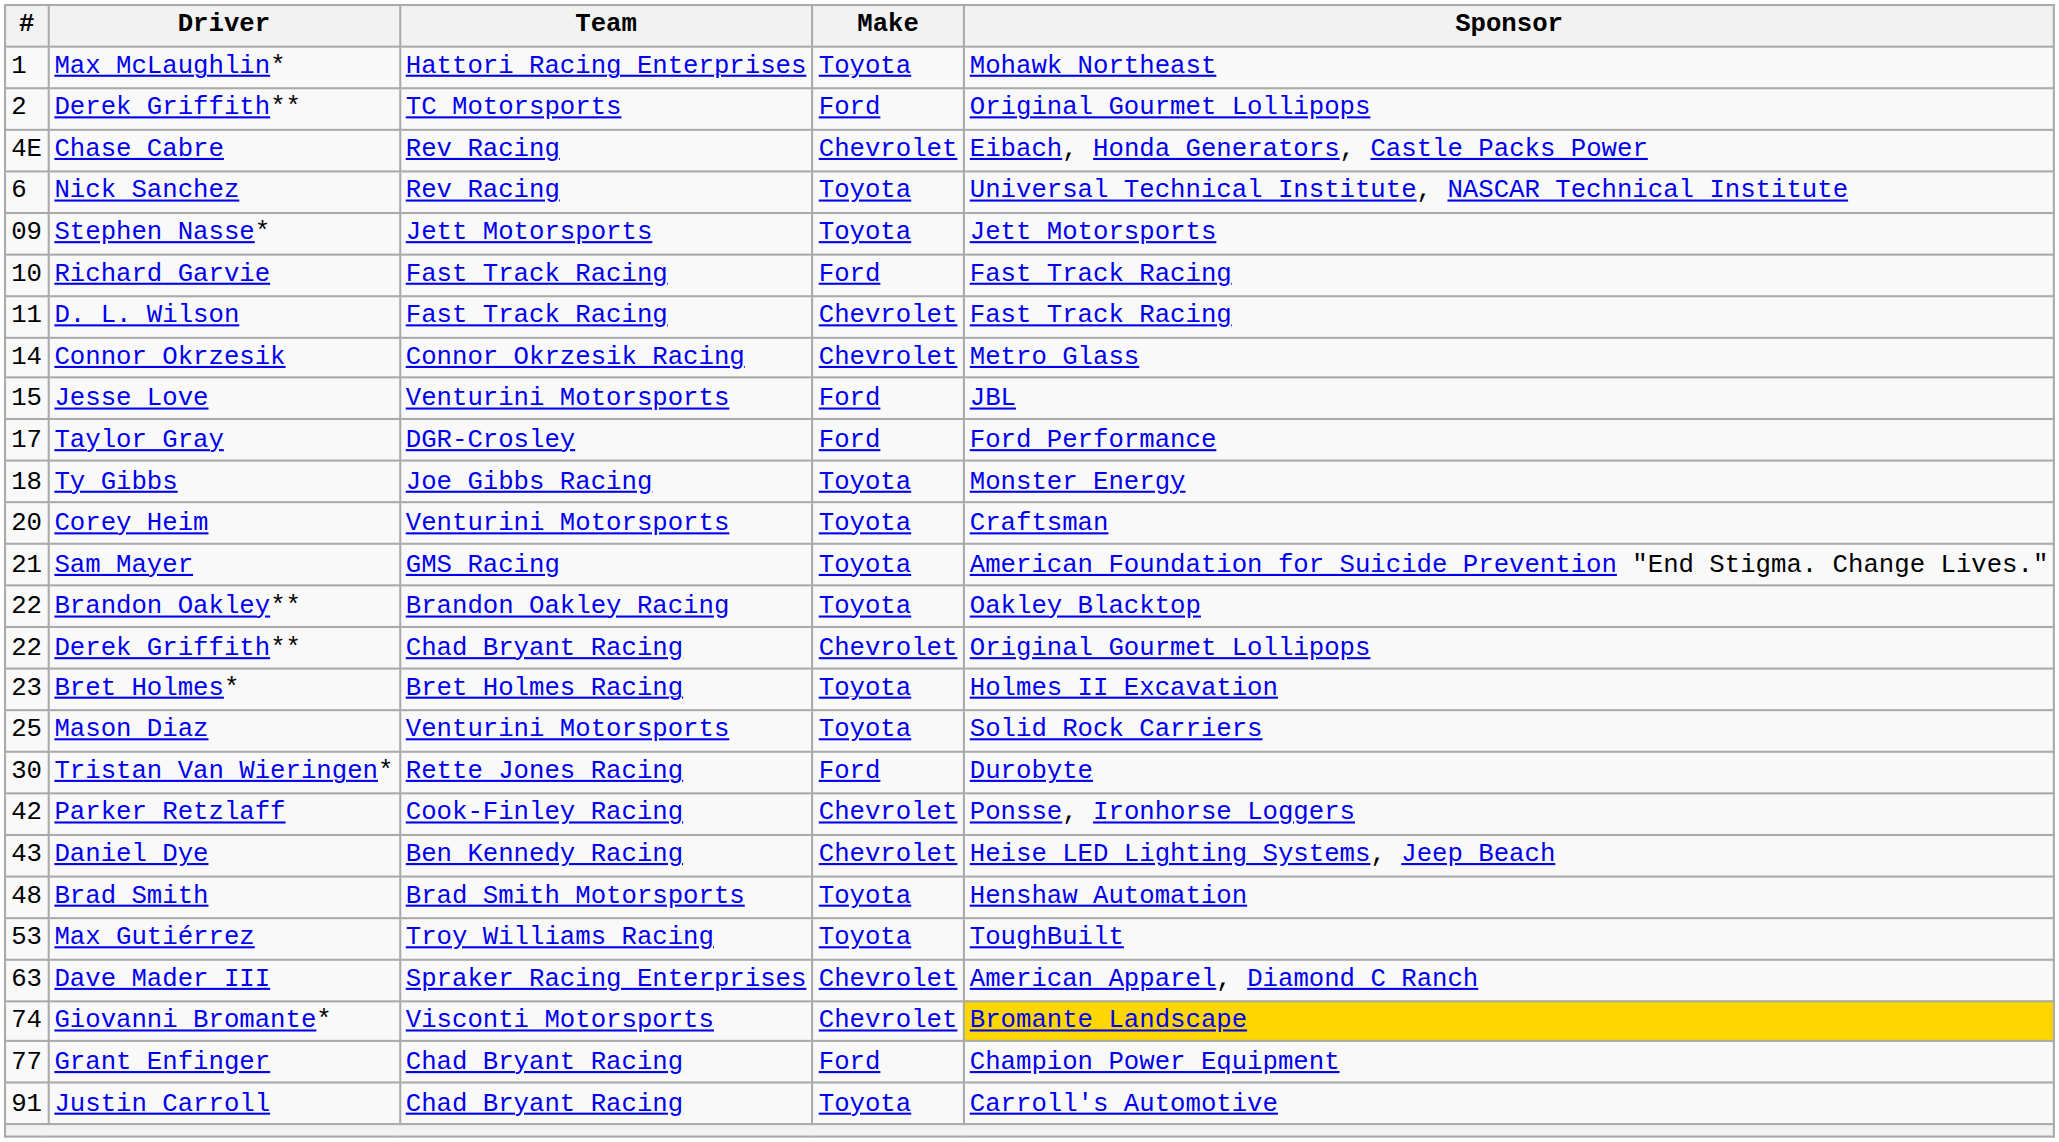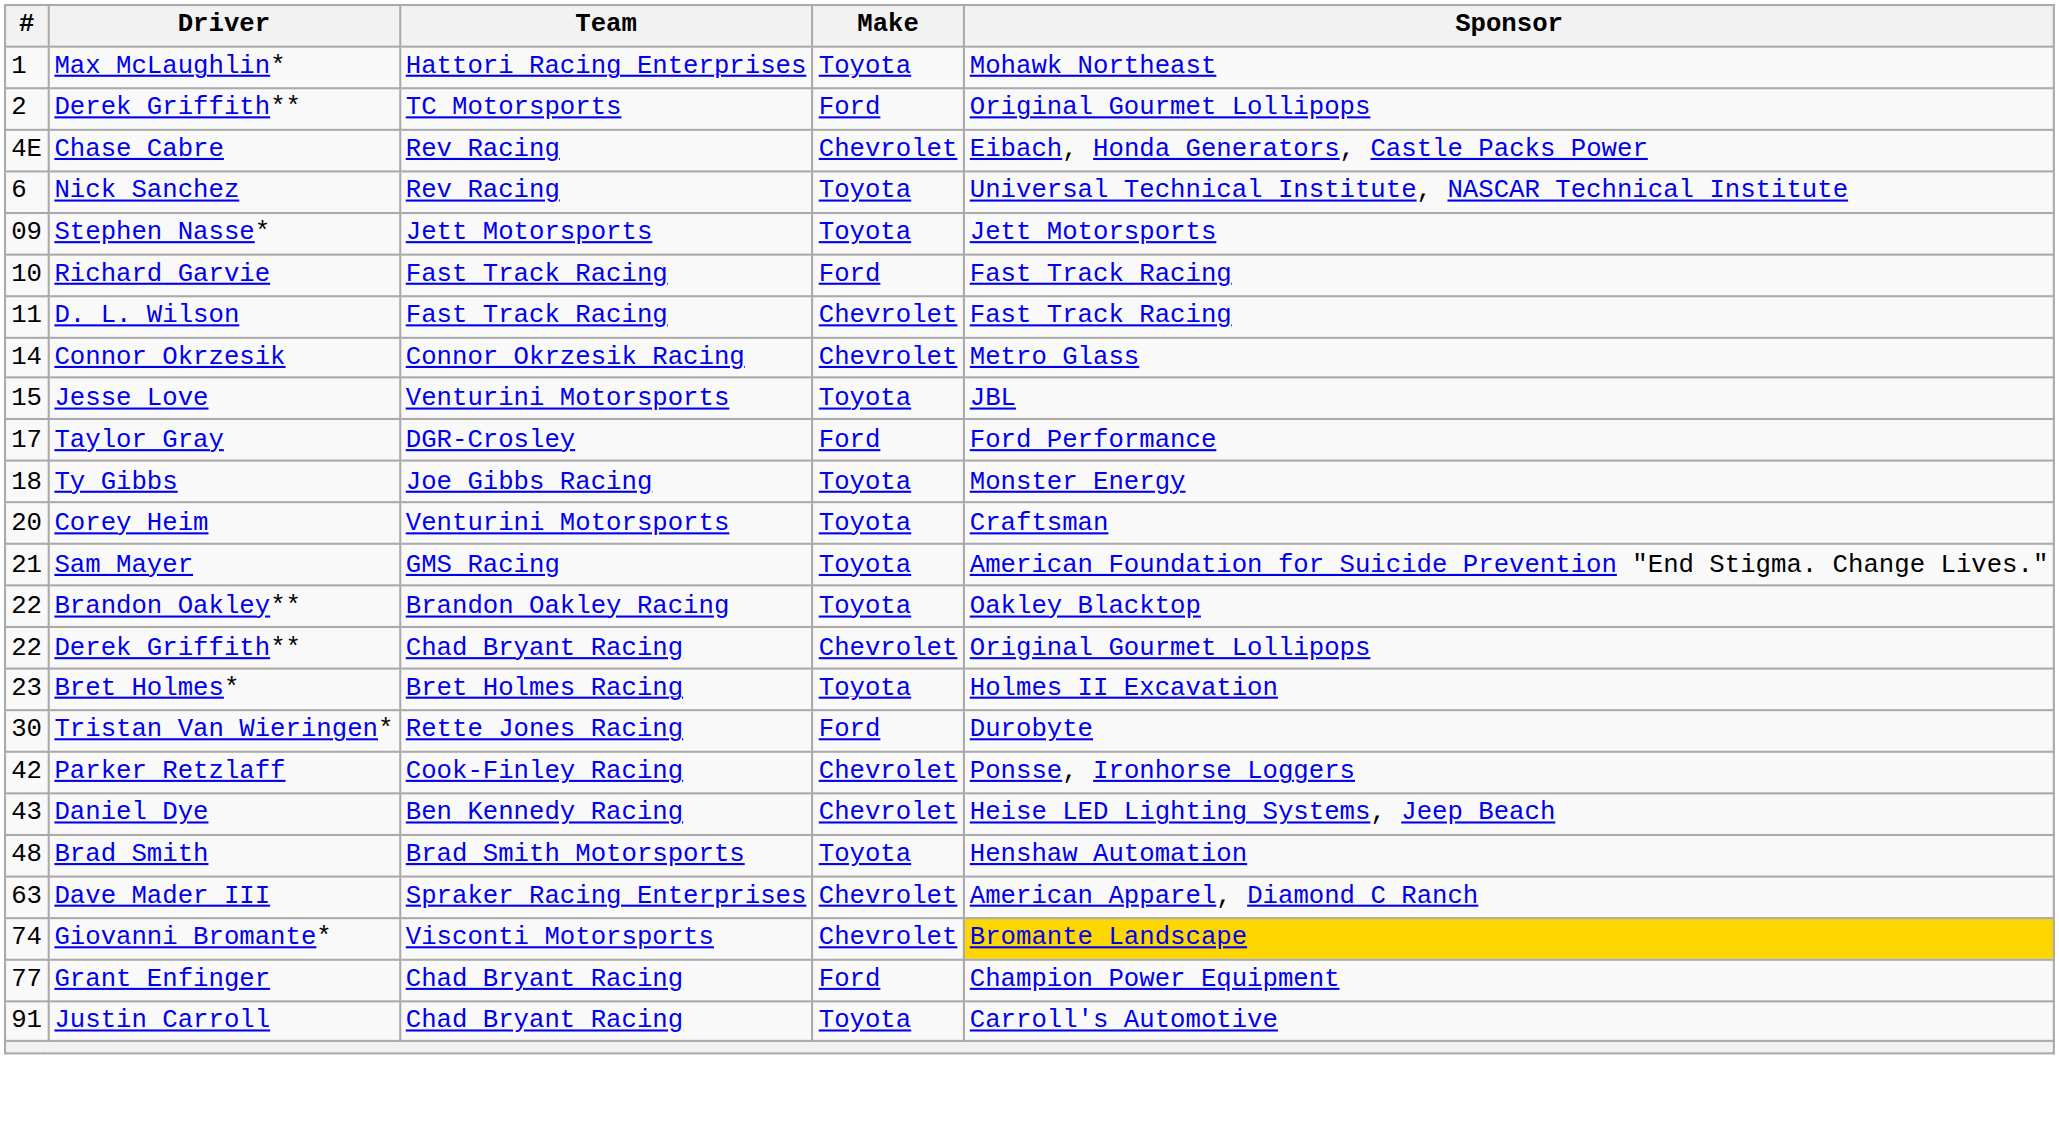(850, 399) Ford -> (865, 399) Toyota
- row: (27, 731)
- row: (27, 938)
